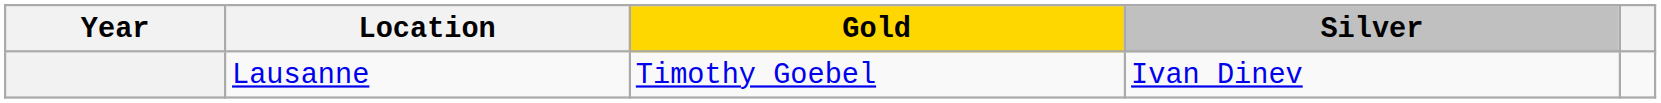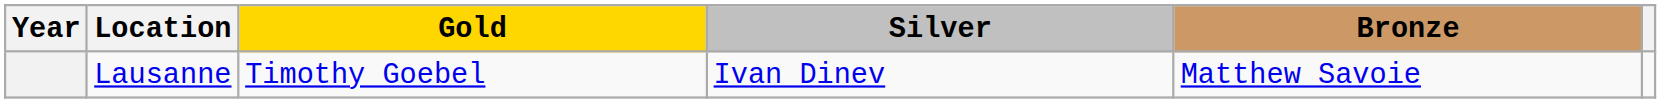+ column: (1408, 28)
